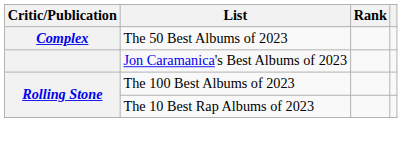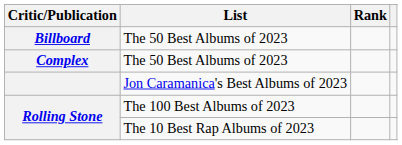+ row: (62, 38)
